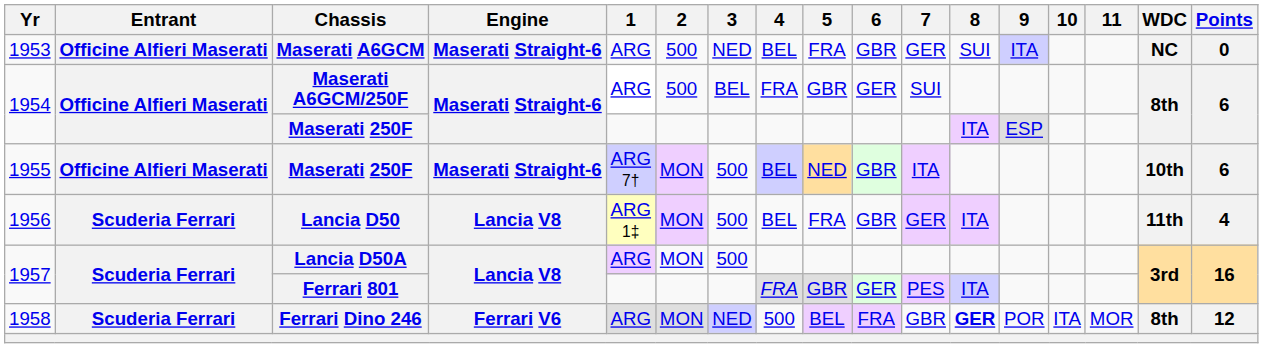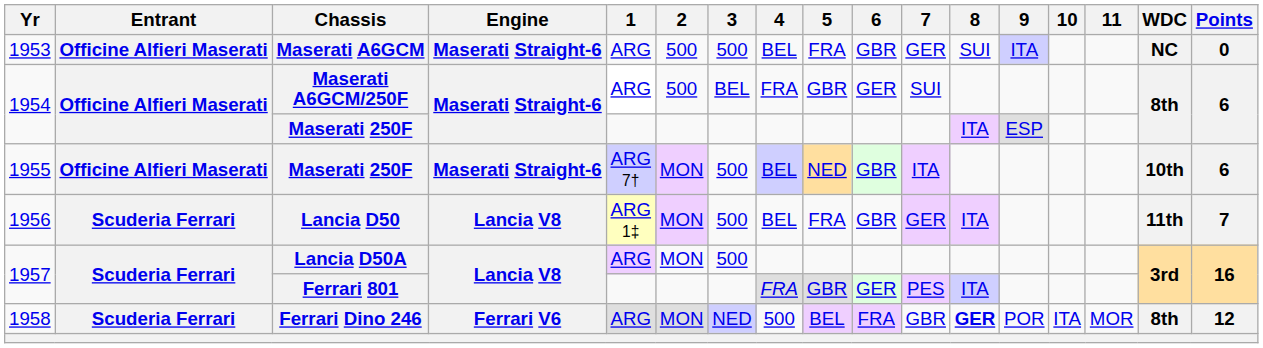(732, 49) NED -> (732, 49) 500
(1224, 220) 4 -> (1224, 220) 7
